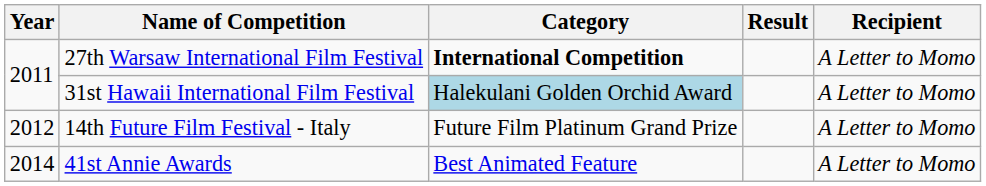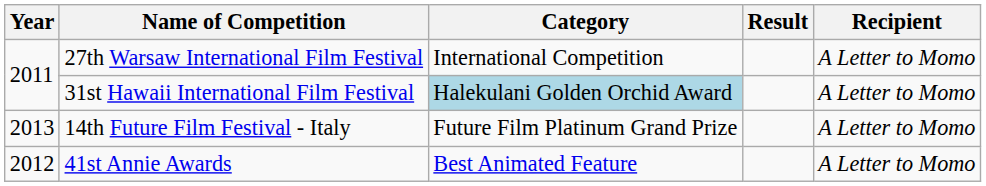(558, 57) bold -> (549, 57) normal
(32, 127) 2012 -> (32, 127) 2013
(32, 163) 2014 -> (32, 163) 2012
